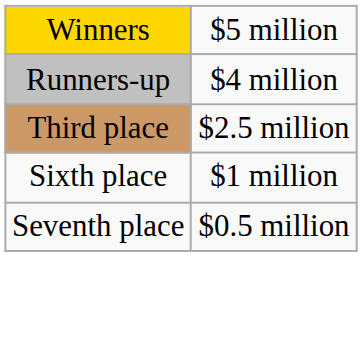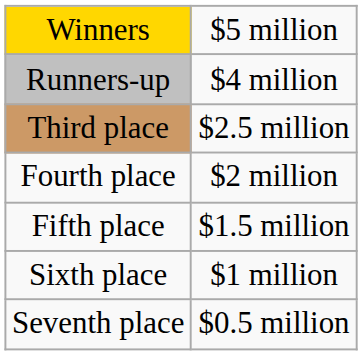+ row: (98, 176)
+ row: (98, 225)
